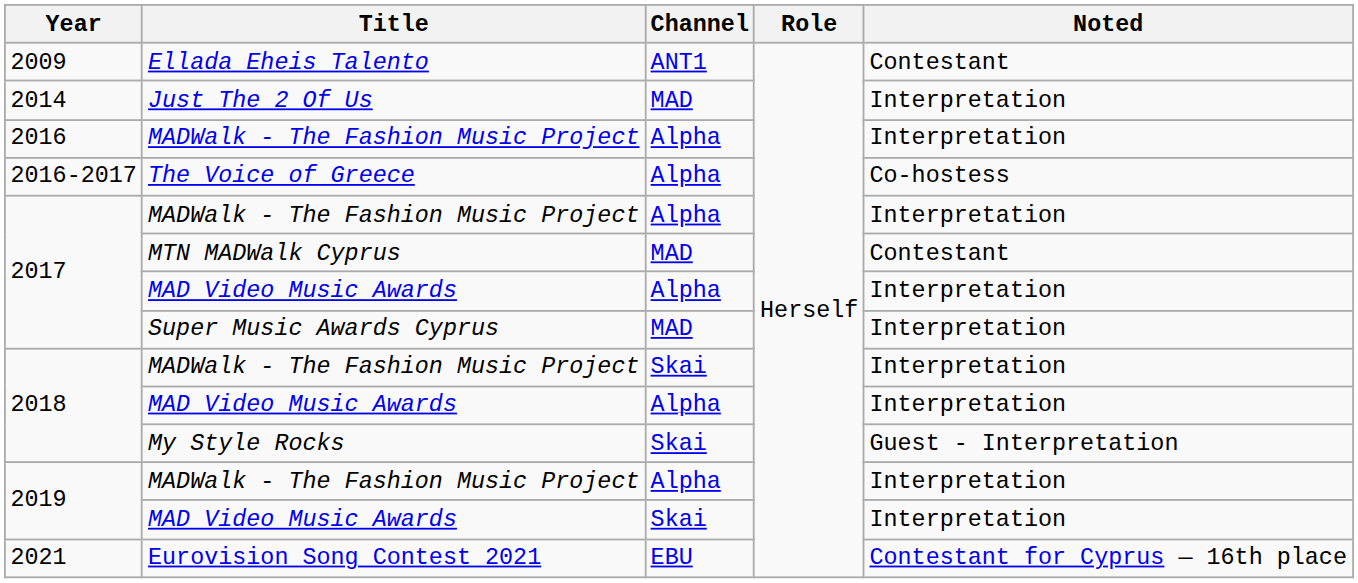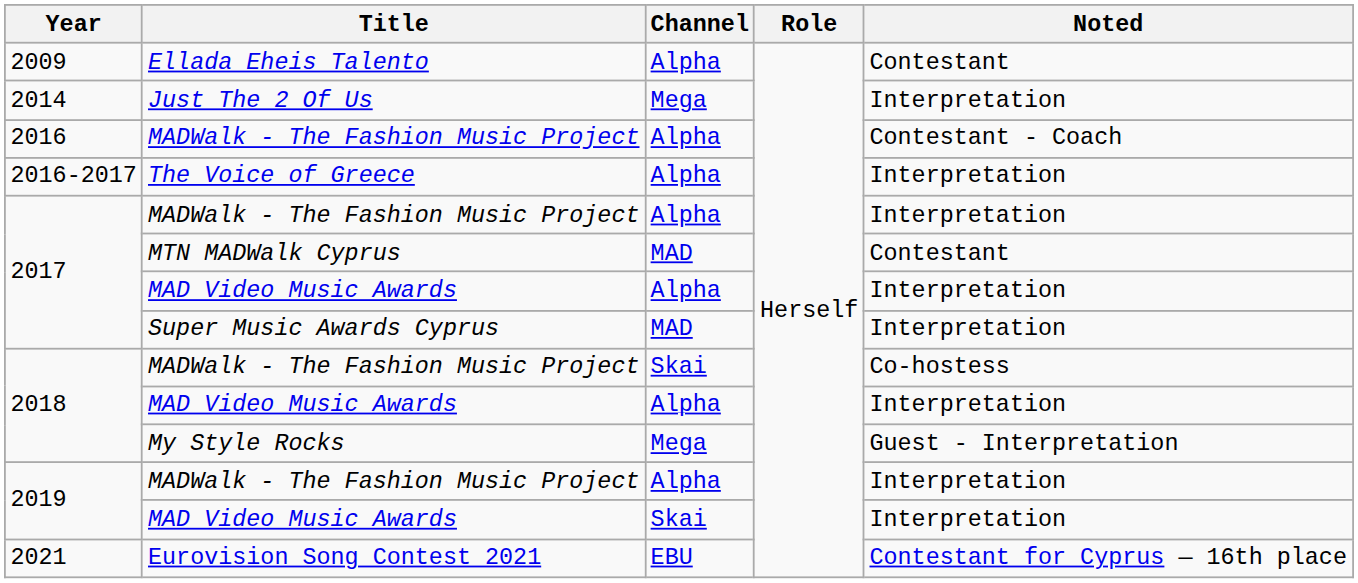(679, 62) ANT1 -> (686, 62) Alpha
(672, 100) MAD -> (679, 100) Mega
(968, 138) Interpretation -> (996, 138) Contestant - Coach
(940, 177) Co-hostess -> (968, 177) Interpretation
(968, 367) Interpretation -> (940, 367) Co-hostess
(679, 443) Skai -> (679, 443) Mega
